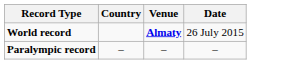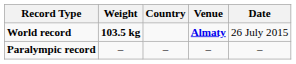+ column: (121, 14)
